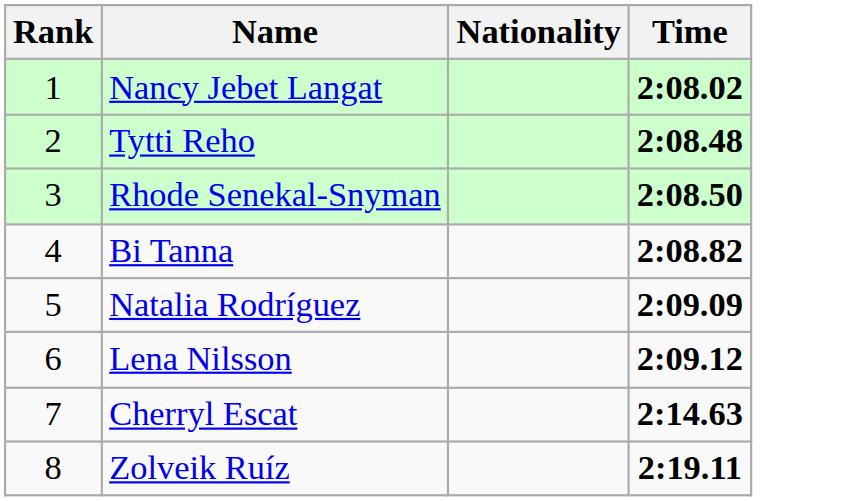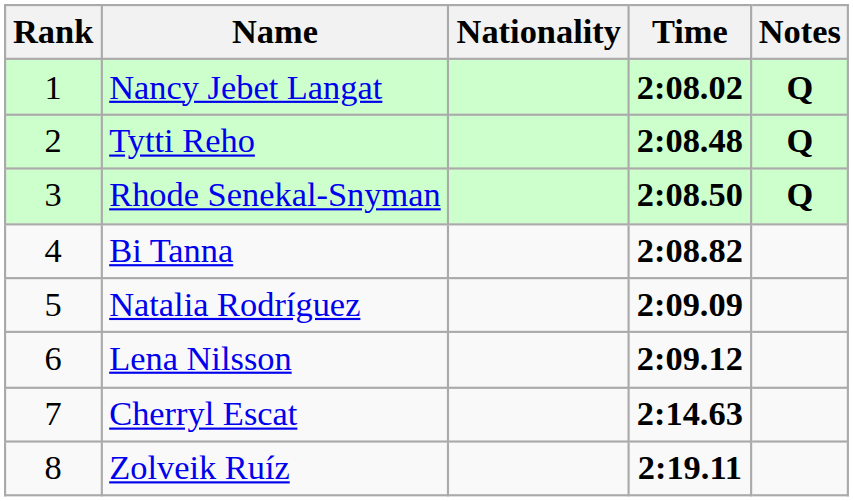+ column: (800, 31)
